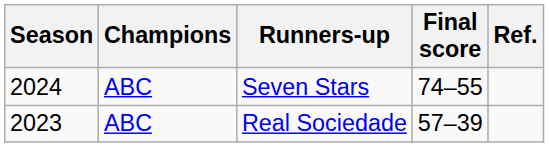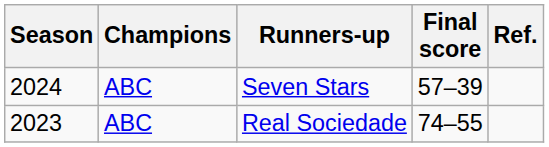(450, 86) 74–55 -> (450, 86) 57–39
(450, 123) 57–39 -> (450, 123) 74–55
